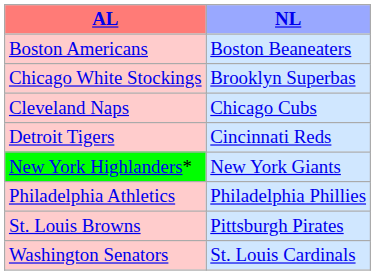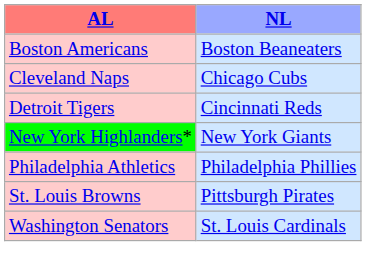- row: (105, 78)
